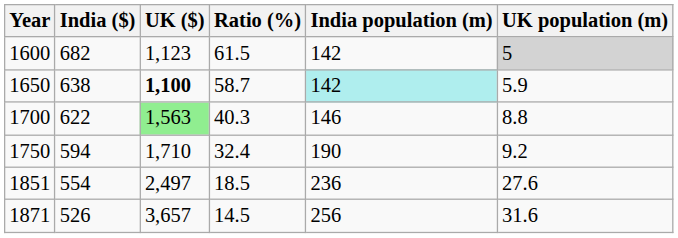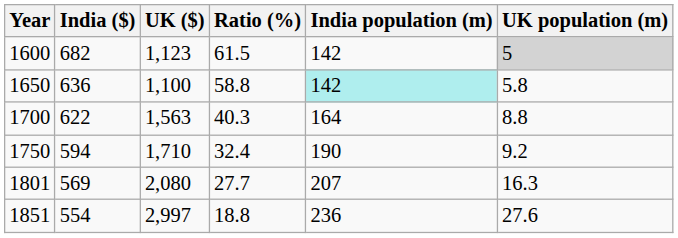(75, 85) 638 -> (75, 85) 636
(168, 85) bold -> (168, 85) normal
(232, 85) 58.7 -> (232, 85) 58.8
(515, 85) 5.9 -> (515, 85) 5.8
(168, 118) lightgreen background -> (168, 118) no background
(326, 118) 146 -> (326, 118) 164
+ row: (30, 183)
(168, 183) 2,497 -> (168, 215) 2,997
(232, 183) 18.5 -> (232, 215) 18.8
- row: (30, 215)
